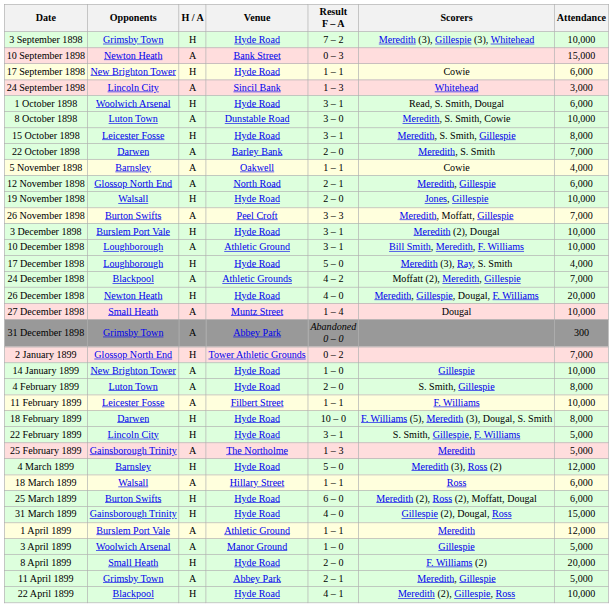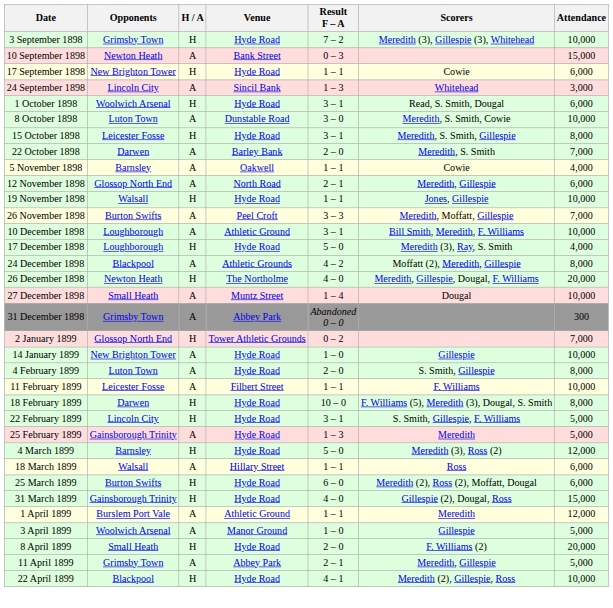(333, 199) 2 – 0 -> (333, 199) 1 – 1
- row: (46, 231)
(581, 279) 7,000 -> (581, 263) 8,000
(257, 295) Hyde Road -> (257, 279) The Northolme
(257, 450) The Northolme -> (257, 434) Hyde Road
